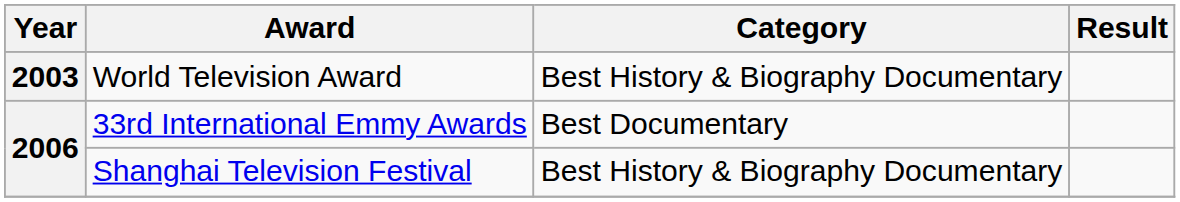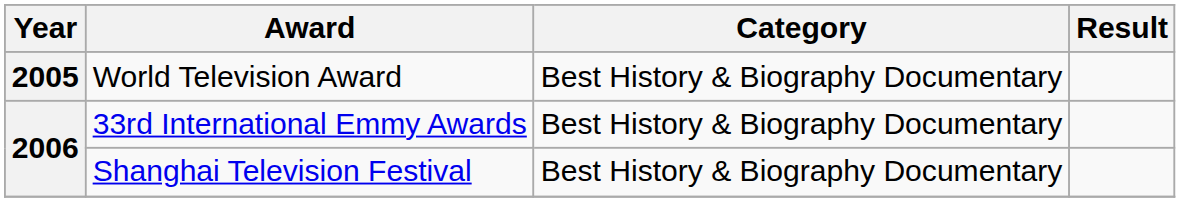(45, 76) 2003 -> (45, 76) 2005
(664, 123) Best Documentary -> (801, 123) Best History & Biography Documentary
